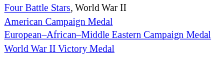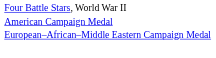- row: (59, 48)
